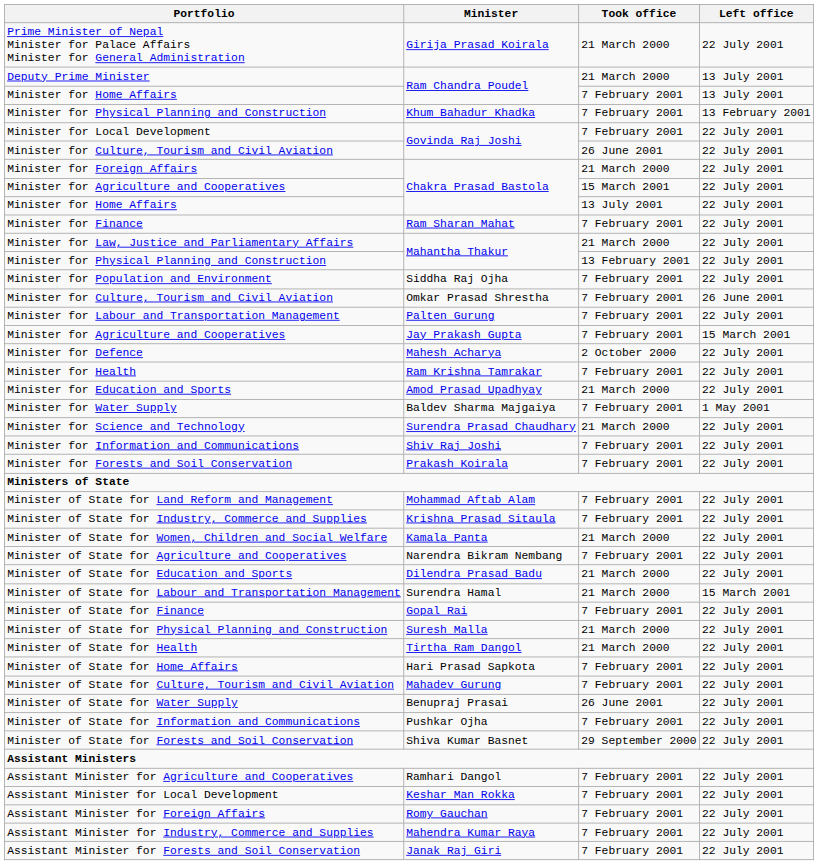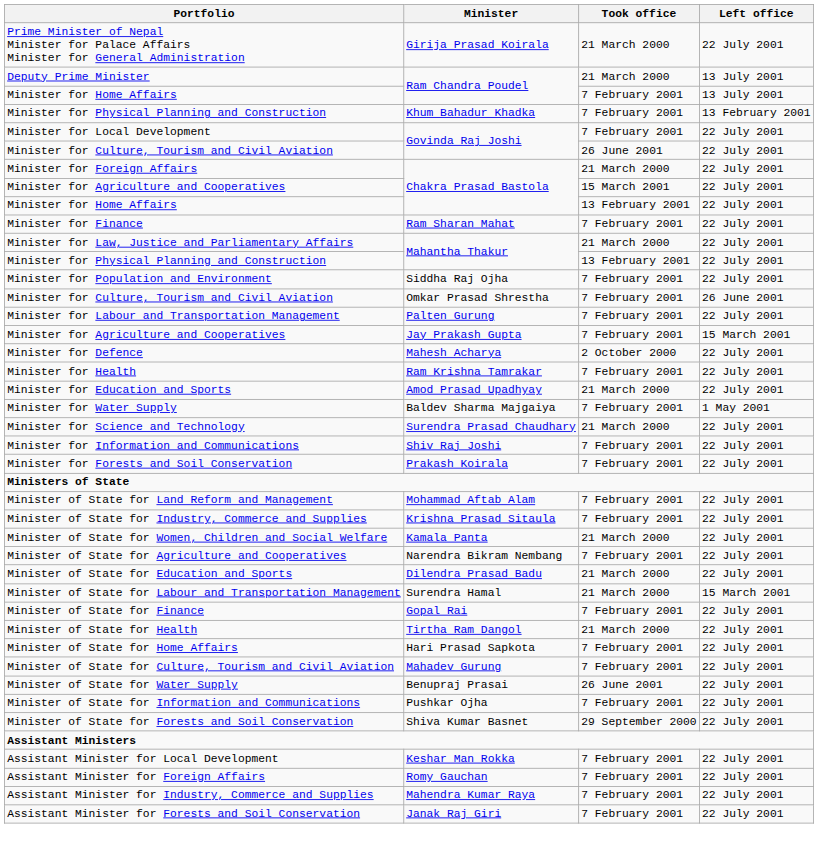(622, 206) 13 July 2001 -> (636, 206) 13 February 2001
- row: (197, 630)
- row: (180, 777)
